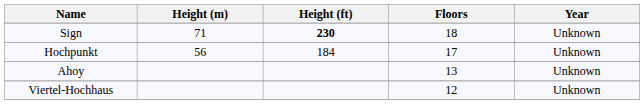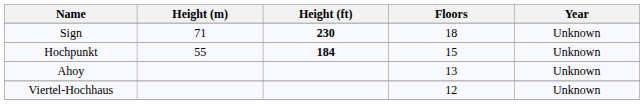(200, 52) 56 -> (200, 52) 55
(326, 52) normal -> (326, 52) bold
(451, 52) 17 -> (451, 52) 15
